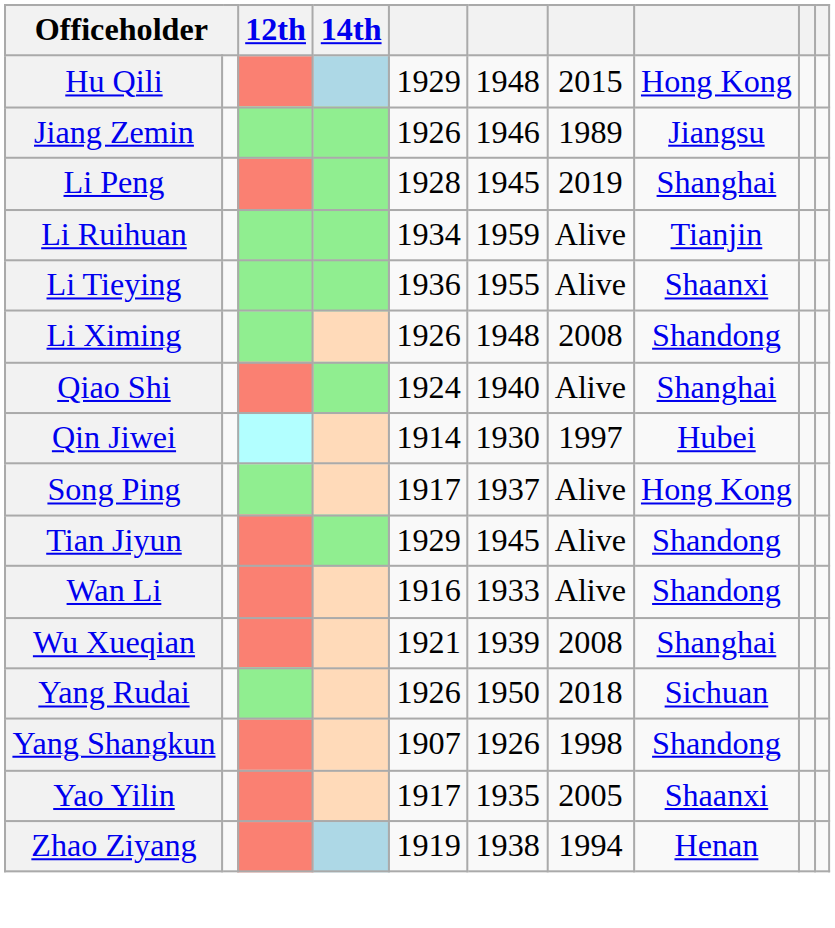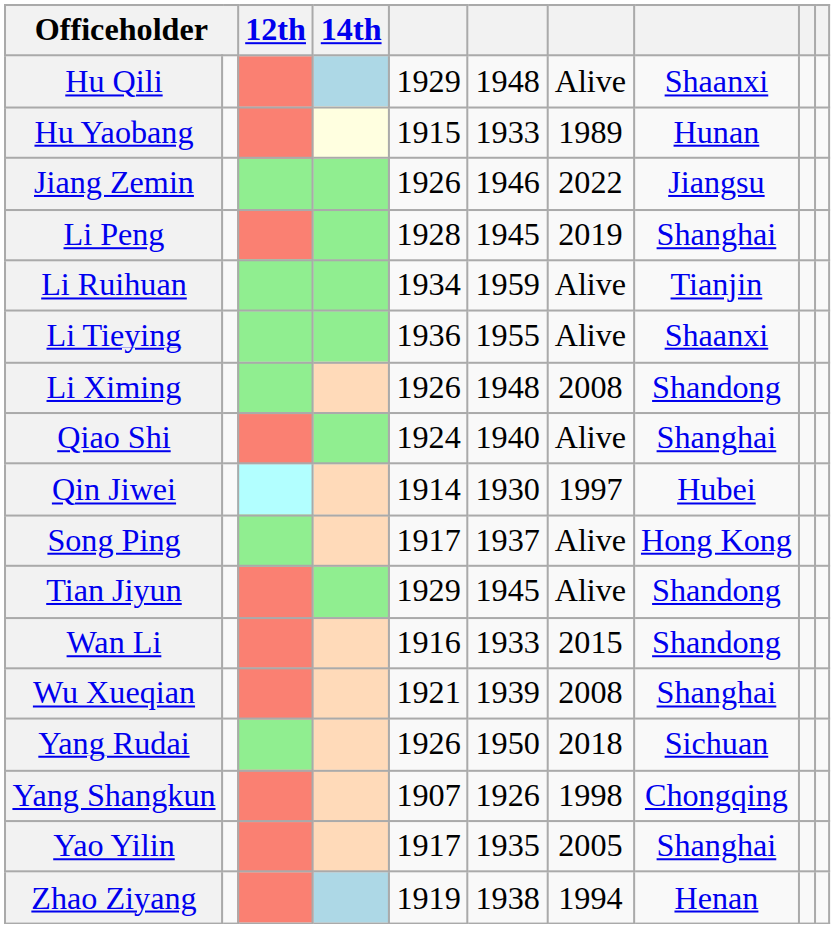(590, 81) 2015 -> (590, 81) Alive
(716, 81) Hong Kong -> (716, 81) Shaanxi
+ row: (114, 132)
(590, 132) 1989 -> (590, 183) 2022
(590, 591) Alive -> (590, 642) 2015
(716, 744) Shandong -> (716, 795) Chongqing
(716, 795) Shaanxi -> (716, 846) Shanghai
